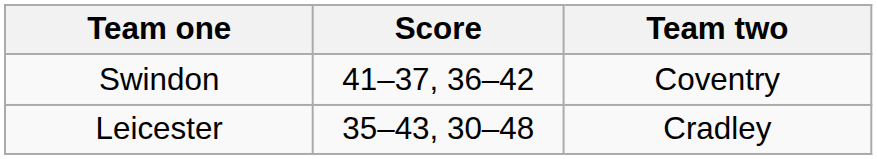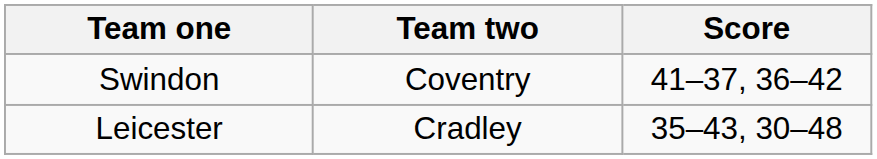columns swapped: (717, 29) <-> (438, 29)
